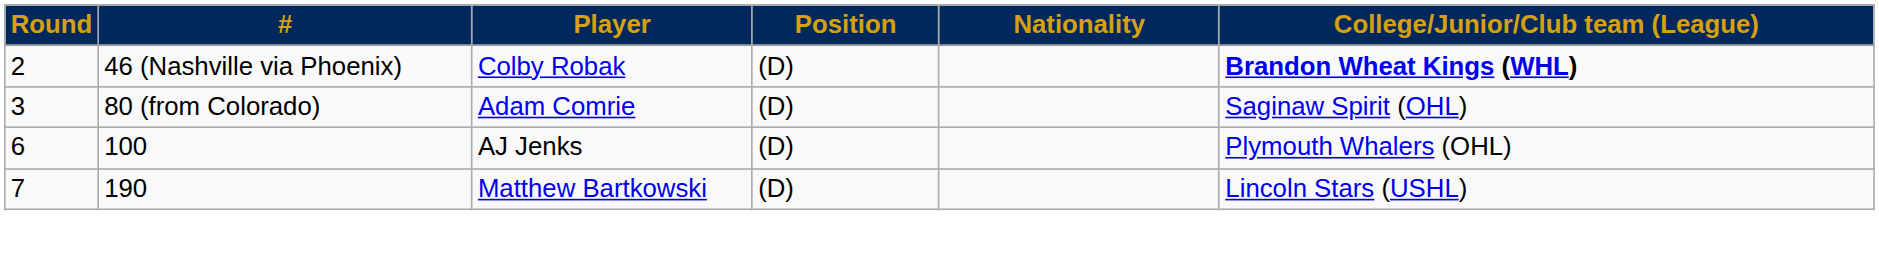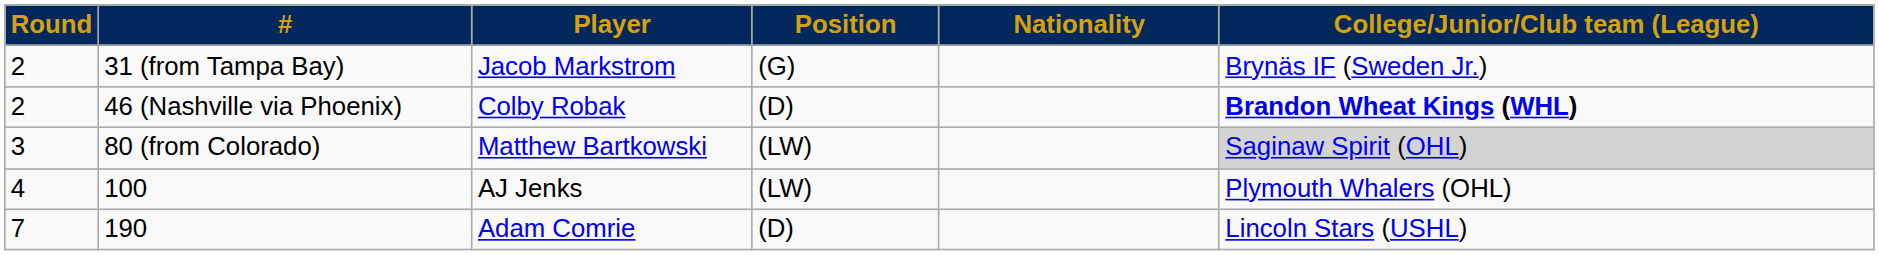+ row: (224, 65)
(557, 106) Adam Comrie -> (592, 147) Matthew Bartkowski
(776, 106) (D) -> (785, 147) (LW)
(1346, 106) no background -> (1346, 147) lightgrey background
(18, 147) 6 -> (18, 188) 4
(776, 147) (D) -> (785, 188) (LW)
(592, 188) Matthew Bartkowski -> (557, 229) Adam Comrie
